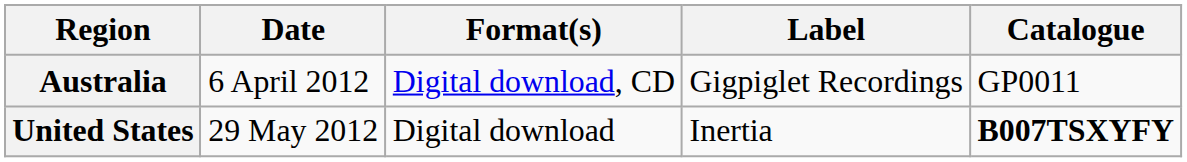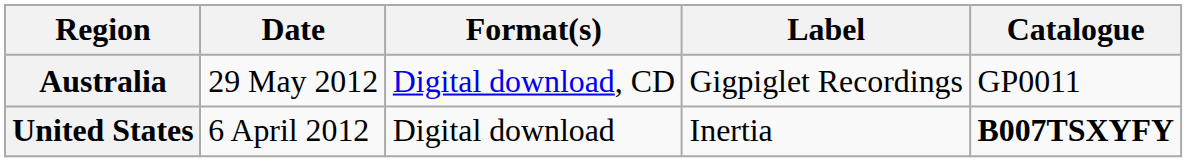(289, 80) 6 April 2012 -> (293, 80) 29 May 2012
(293, 130) 29 May 2012 -> (289, 130) 6 April 2012
